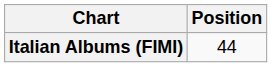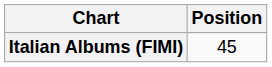(227, 47) 44 -> (227, 47) 45
